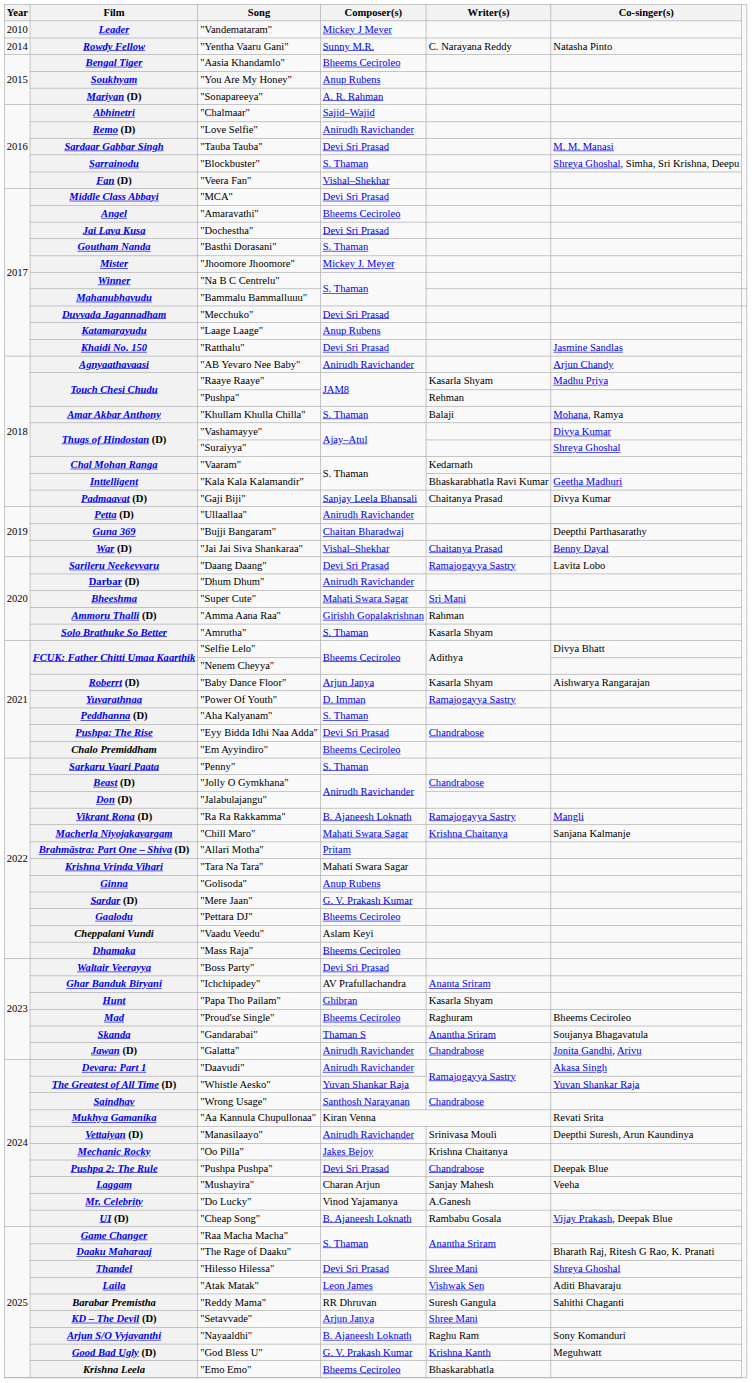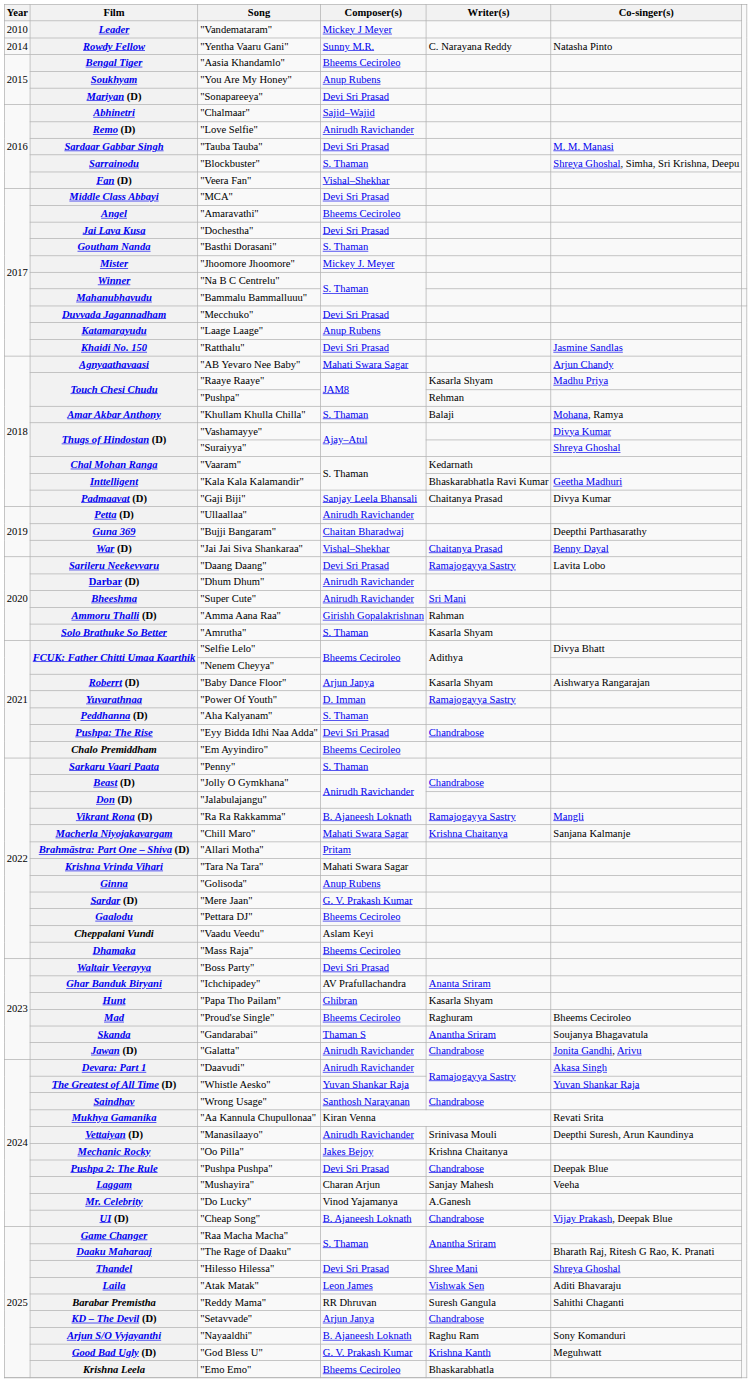(353, 96) A. R. Rahman -> (356, 96) Devi Sri Prasad
(368, 364) Anirudh Ravichander -> (366, 364) Mahati Swara Sagar
(366, 599) Mahati Swara Sagar -> (368, 599) Anirudh Ravichander
(465, 1218) Rambabu Gosala -> (456, 1218) Chandrabose
(453, 1319) Shree Mani -> (456, 1319) Chandrabose
